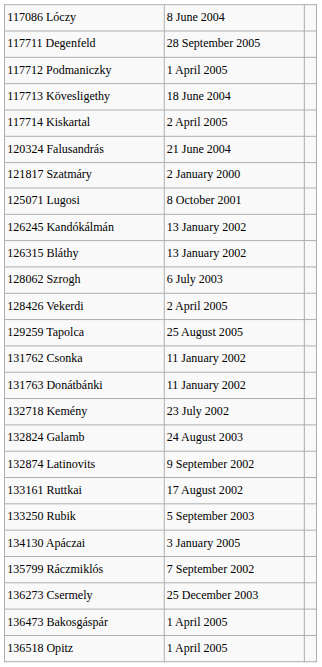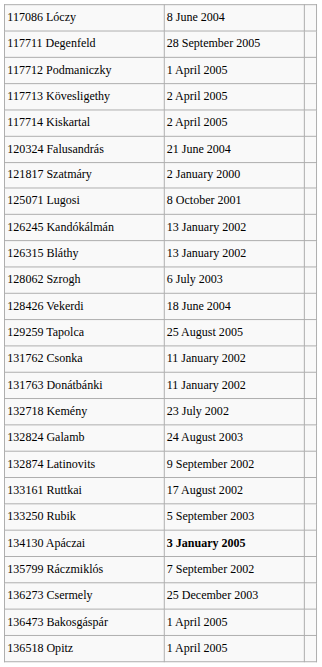(199, 96) 18 June 2004 -> (197, 96) 2 April 2005
(197, 306) 2 April 2005 -> (199, 306) 18 June 2004
(203, 543) normal -> (206, 543) bold
